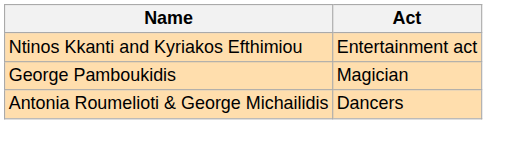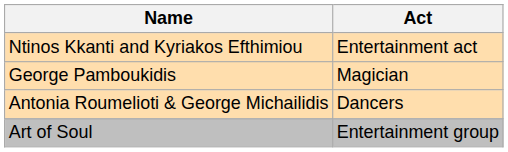+ row: (51, 132)
